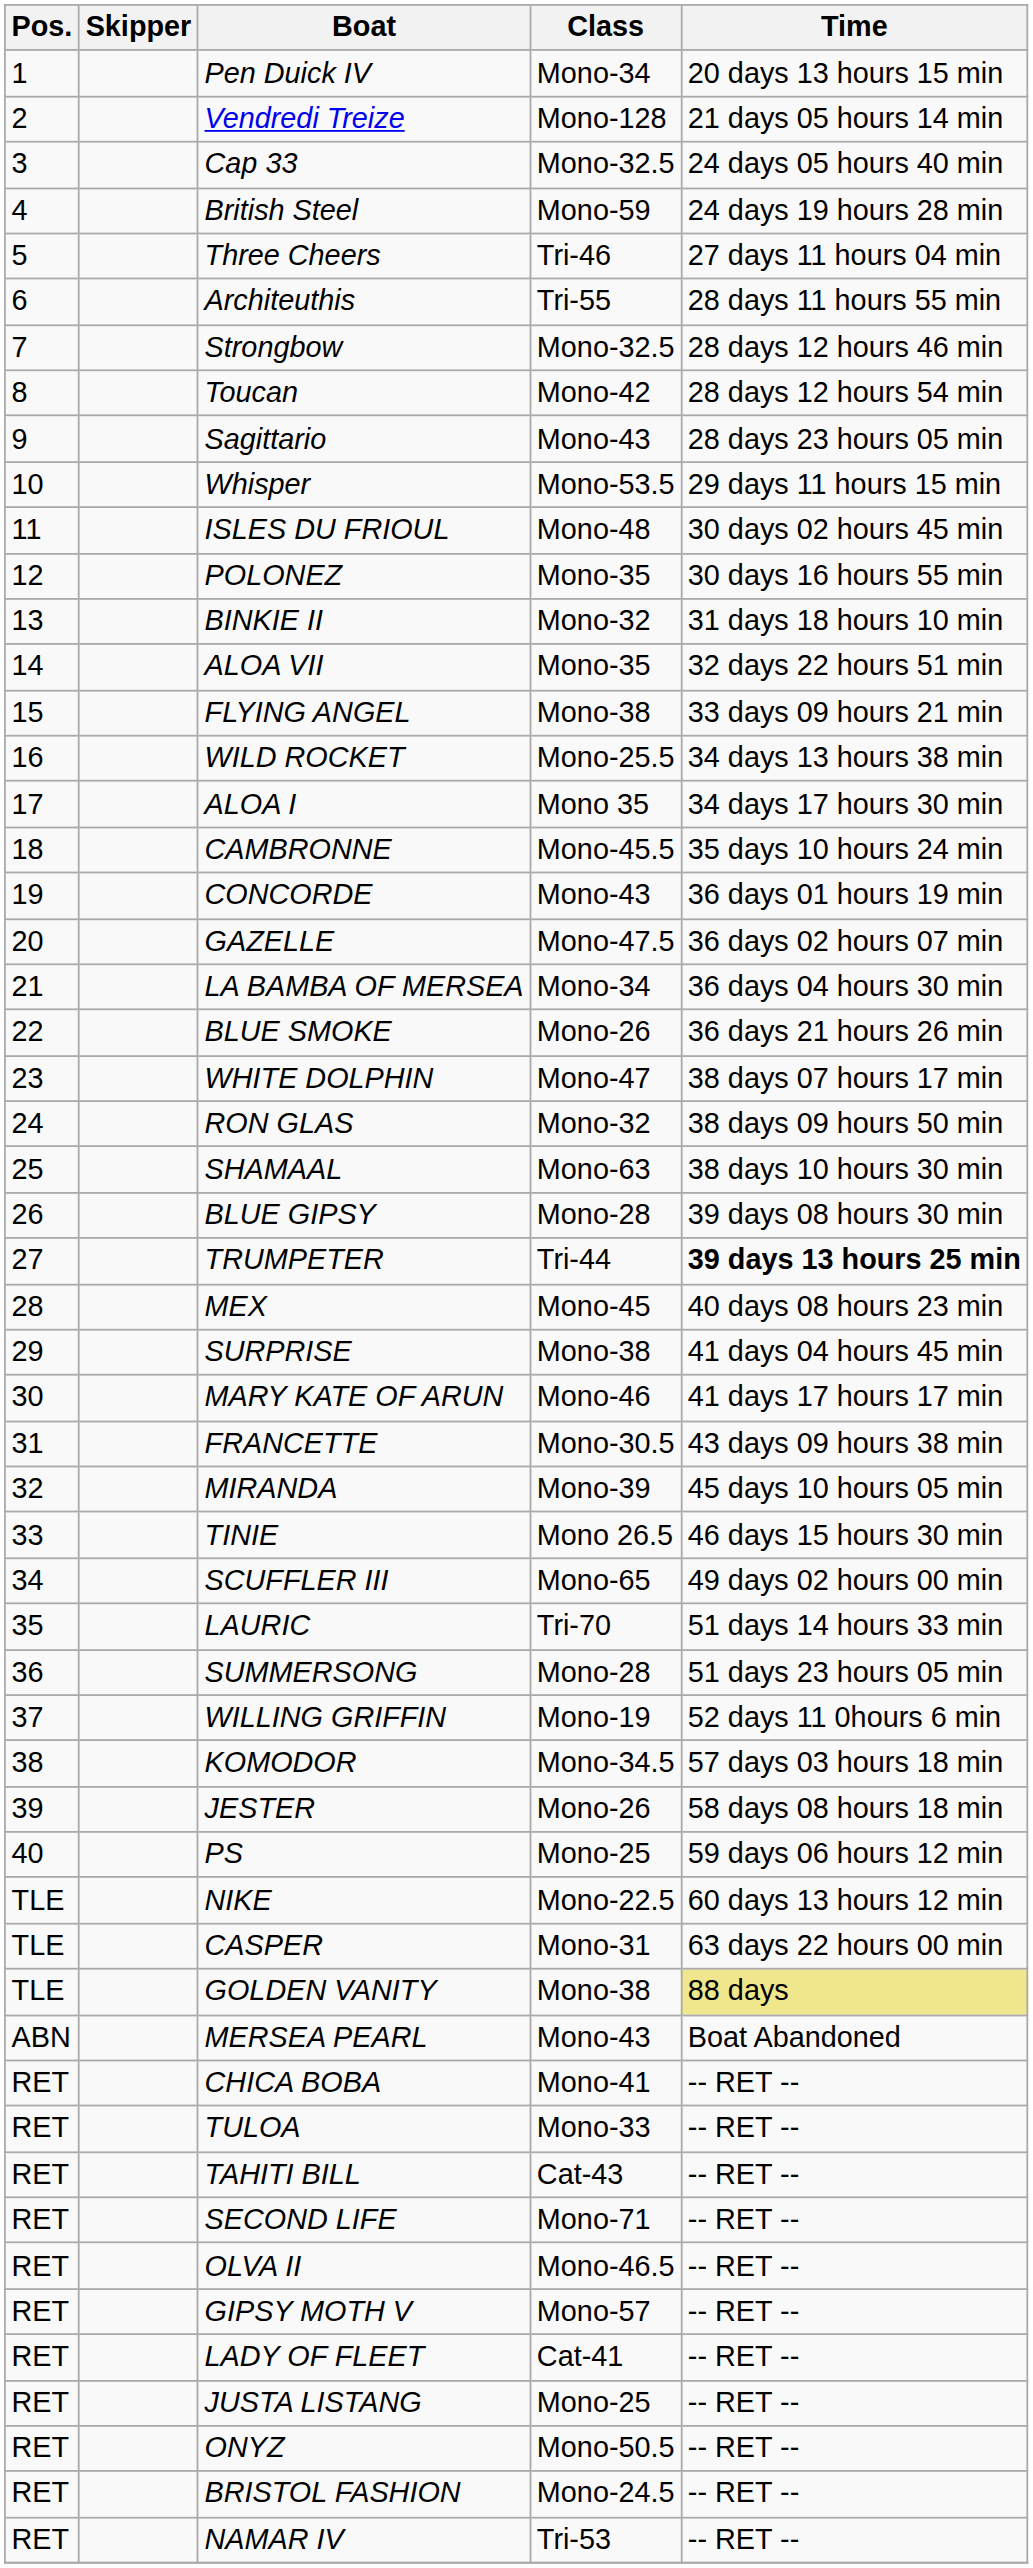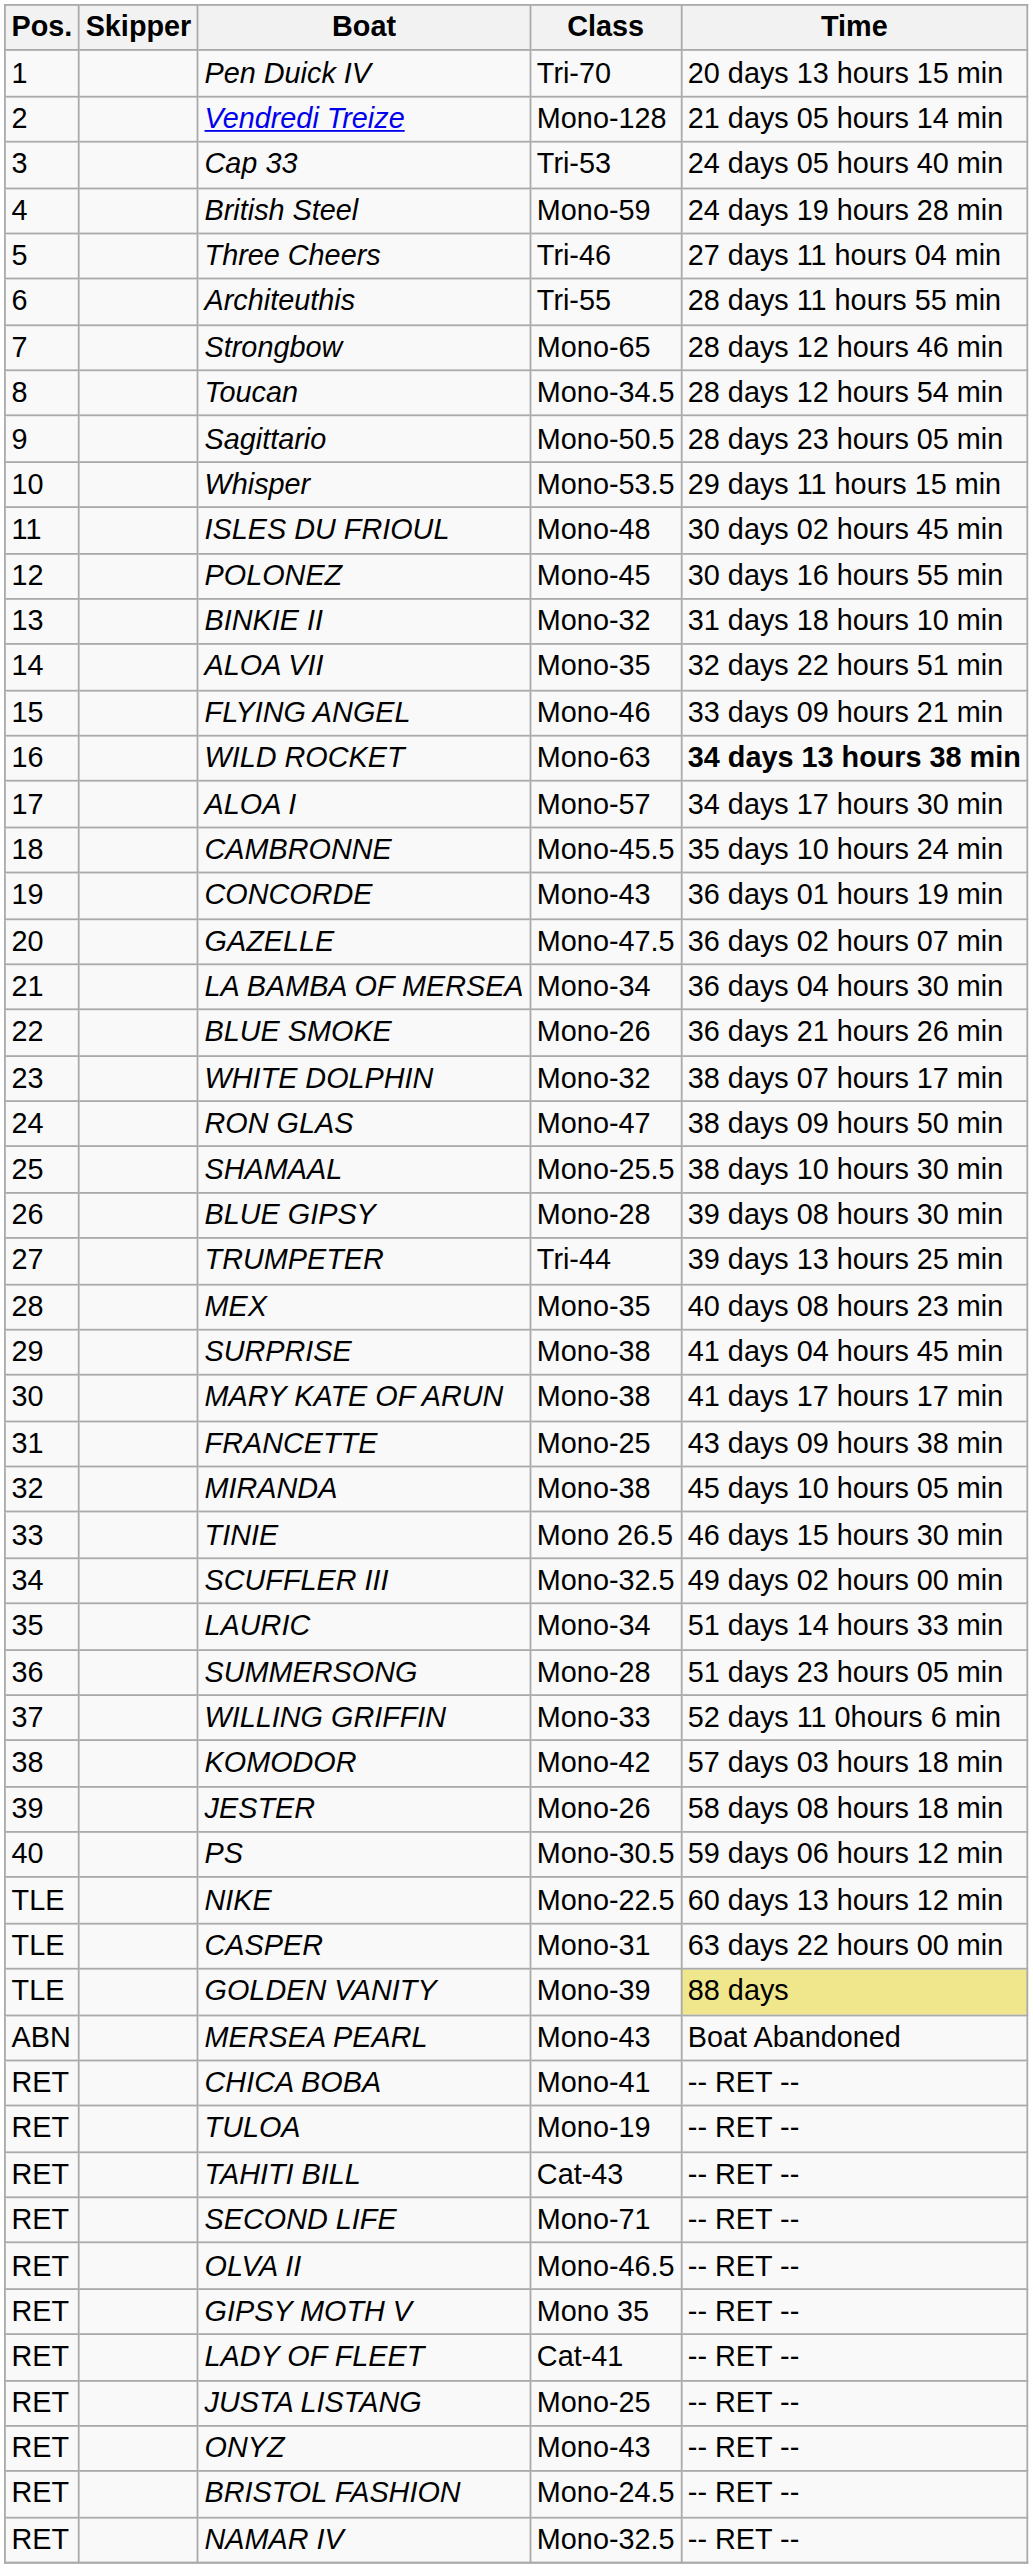(594, 73) Mono-34 -> (574, 73) Tri-70
(606, 164) Mono-32.5 -> (574, 164) Tri-53
(606, 347) Mono-32.5 -> (594, 347) Mono-65
(594, 392) Mono-42 -> (606, 392) Mono-34.5
(594, 438) Mono-43 -> (606, 438) Mono-50.5
(594, 575) Mono-35 -> (594, 575) Mono-45
(594, 712) Mono-38 -> (594, 712) Mono-46
(606, 758) Mono-25.5 -> (594, 758) Mono-63
(846, 758) normal -> (854, 758) bold
(593, 803) Mono 35 -> (594, 803) Mono-57
(594, 1077) Mono-47 -> (594, 1077) Mono-32
(594, 1123) Mono-32 -> (594, 1123) Mono-47
(594, 1169) Mono-63 -> (606, 1169) Mono-25.5
(854, 1260) bold -> (846, 1260) normal
(594, 1306) Mono-45 -> (594, 1306) Mono-35
(594, 1397) Mono-46 -> (594, 1397) Mono-38
(606, 1443) Mono-30.5 -> (594, 1443) Mono-25
(594, 1488) Mono-39 -> (594, 1488) Mono-38
(594, 1580) Mono-65 -> (606, 1580) Mono-32.5
(574, 1625) Tri-70 -> (594, 1625) Mono-34
(594, 1717) Mono-19 -> (594, 1717) Mono-33
(606, 1762) Mono-34.5 -> (594, 1762) Mono-42
(594, 1854) Mono-25 -> (606, 1854) Mono-30.5
(594, 1991) Mono-38 -> (594, 1991) Mono-39
(594, 2128) Mono-33 -> (594, 2128) Mono-19
(594, 2311) Mono-57 -> (593, 2311) Mono 35
(606, 2448) Mono-50.5 -> (594, 2448) Mono-43
(574, 2539) Tri-53 -> (606, 2539) Mono-32.5
